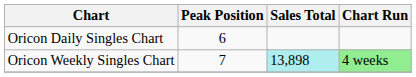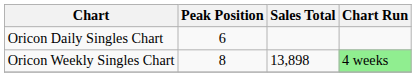(222, 60) 7 -> (222, 60) 8
(290, 60) paleturquoise background -> (290, 60) no background
